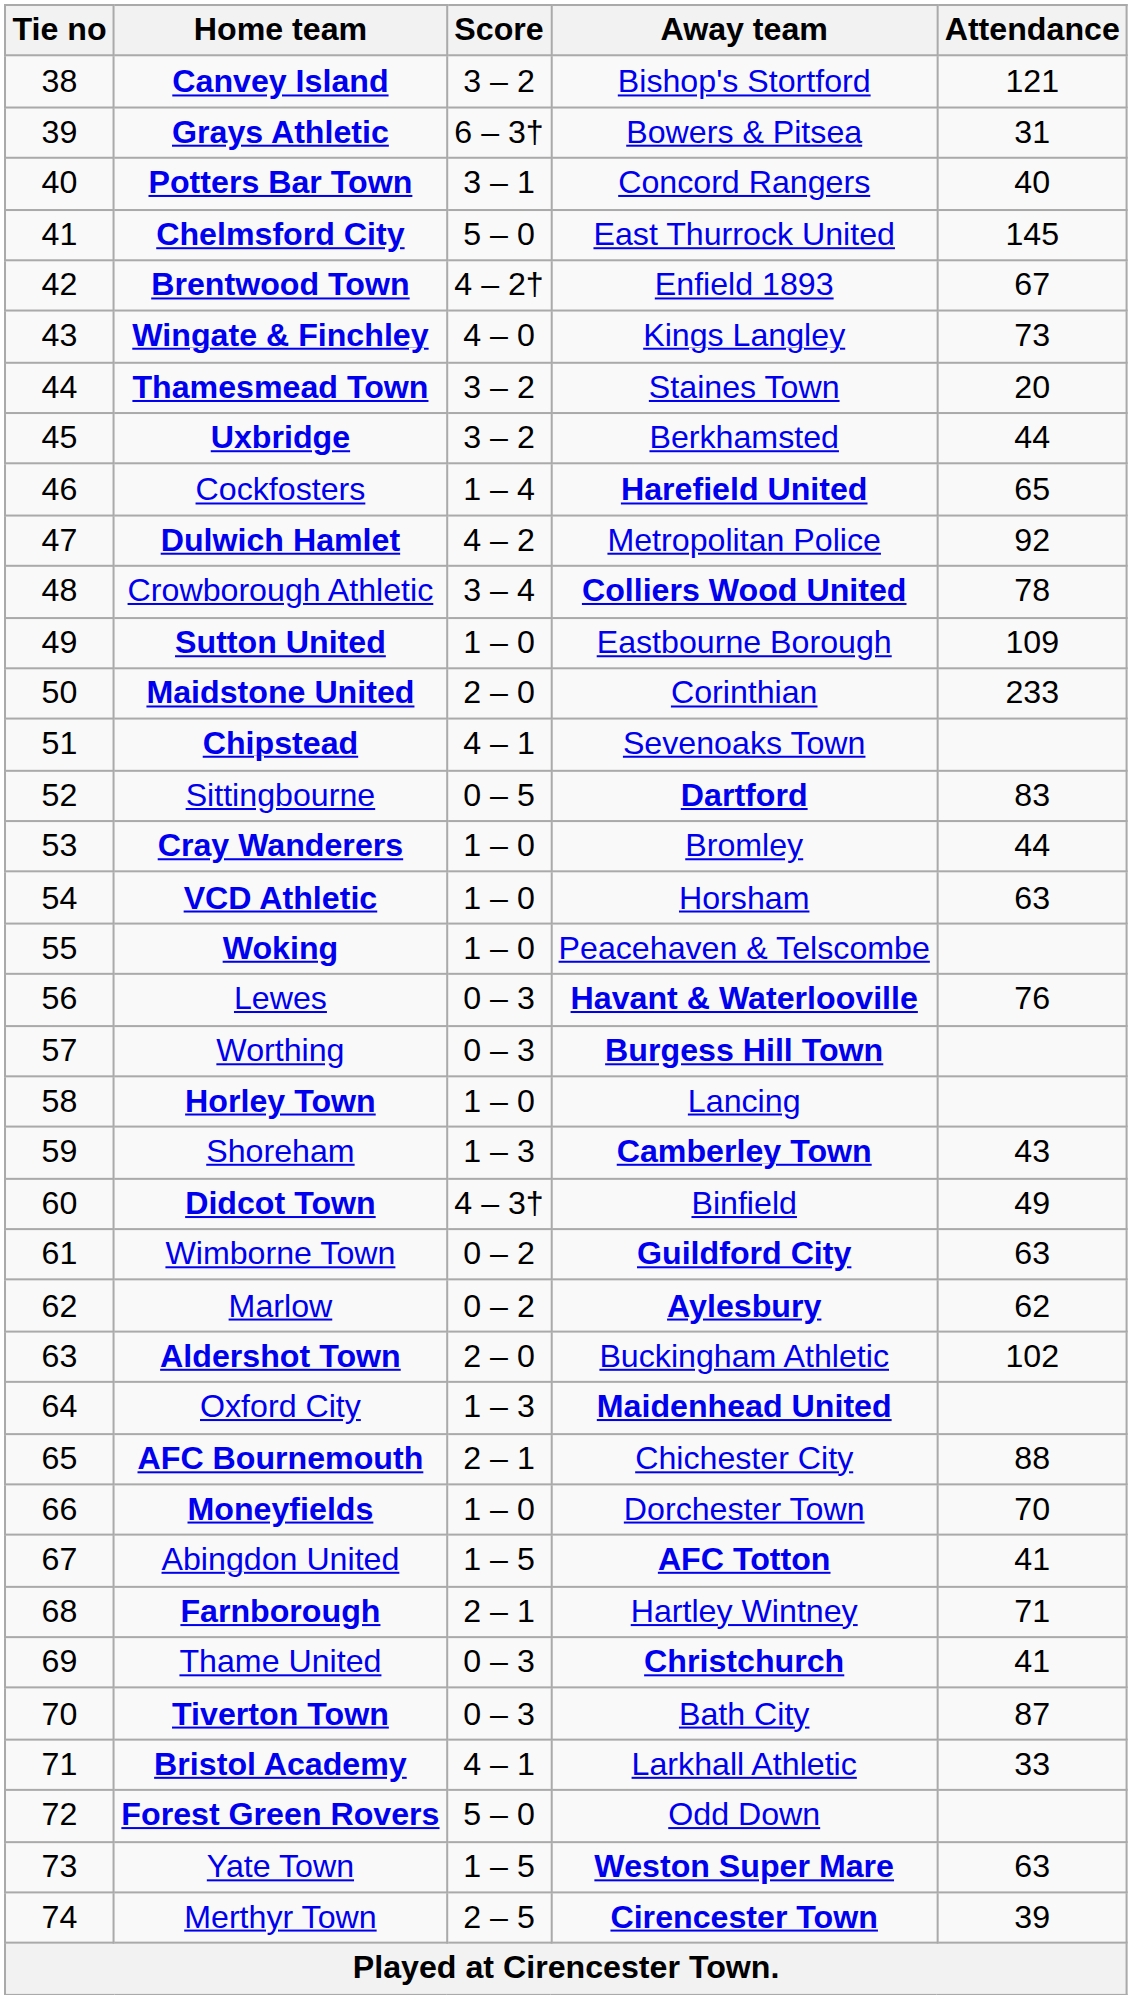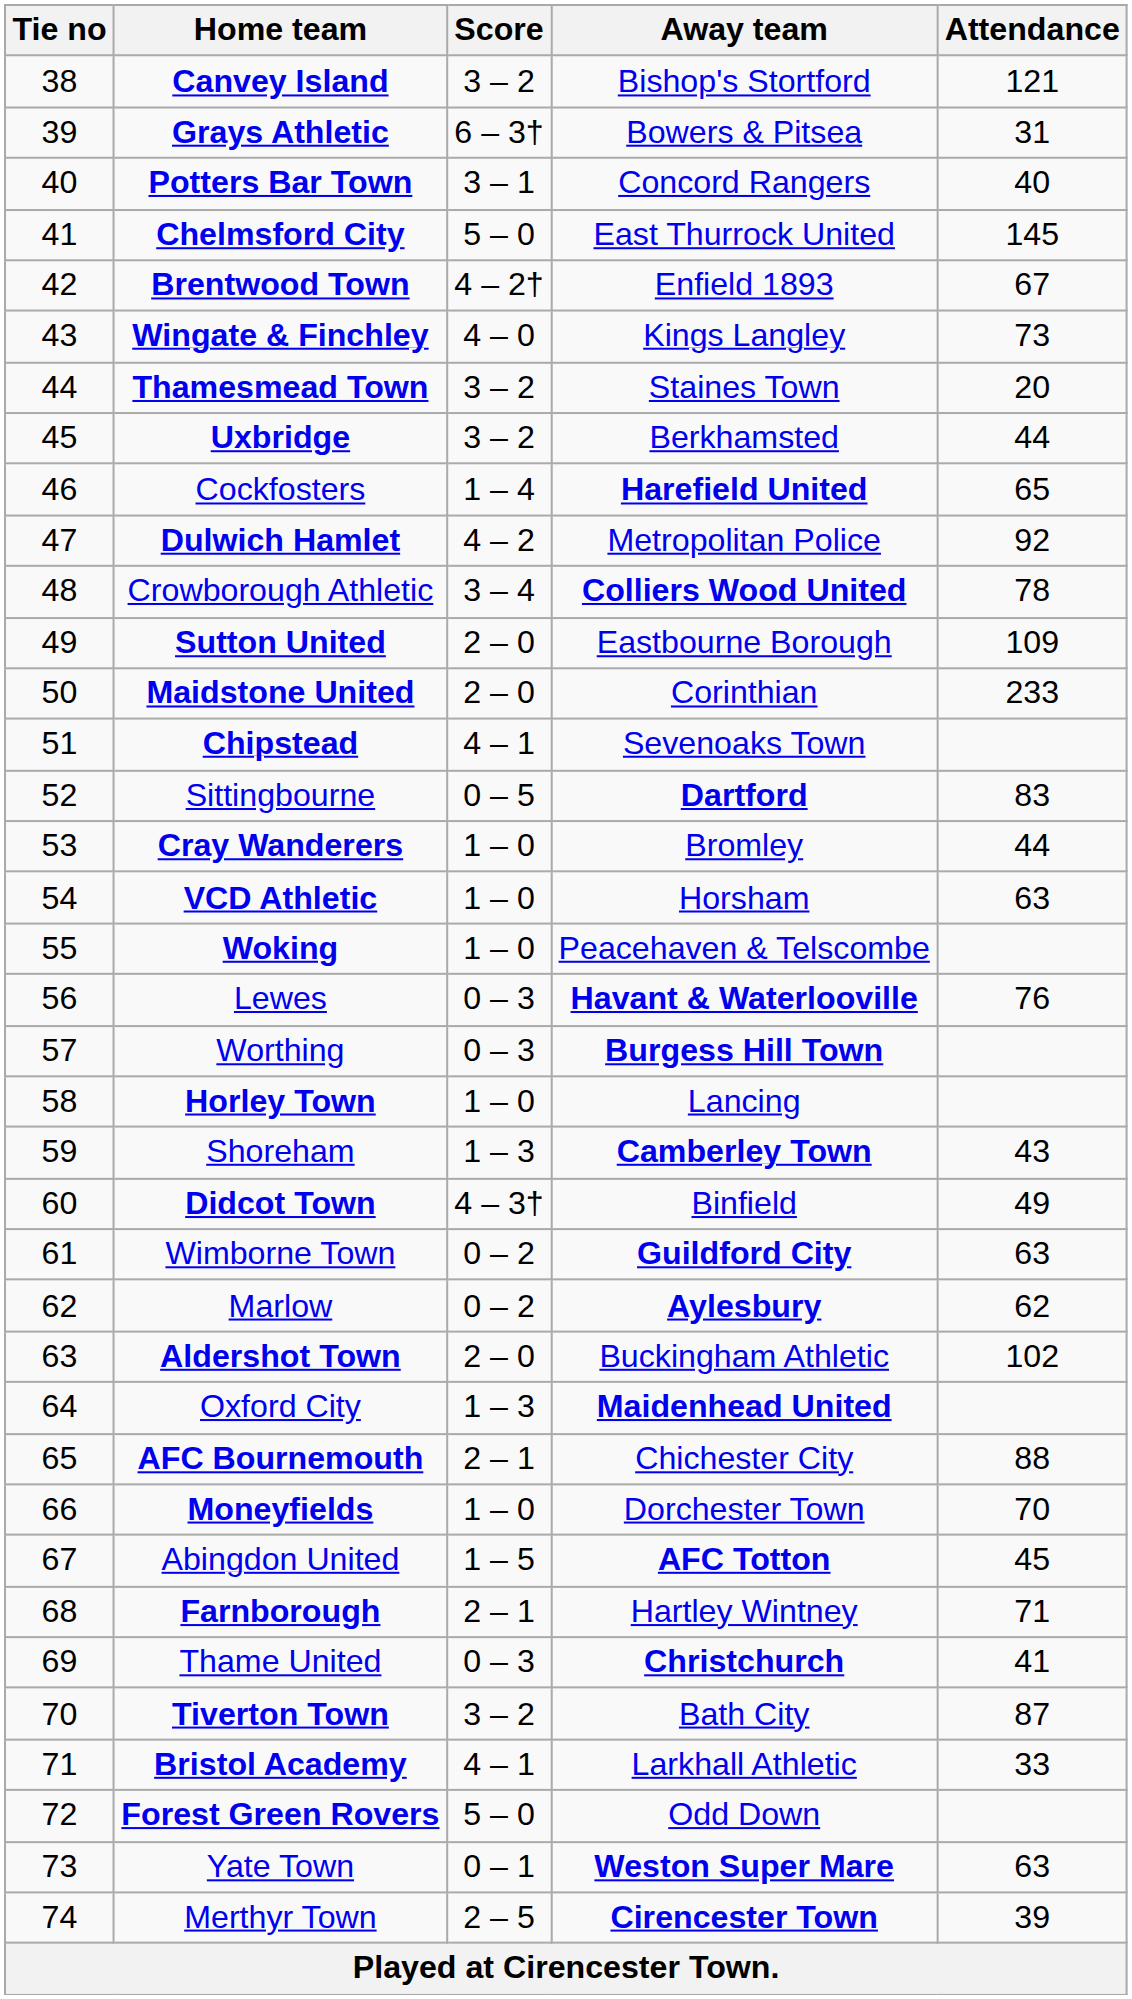(499, 642) 1 – 0 -> (499, 642) 2 – 0
(1032, 1560) 41 -> (1032, 1560) 45
(499, 1713) 0 – 3 -> (499, 1713) 3 – 2
(499, 1866) 1 – 5 -> (499, 1866) 0 – 1
